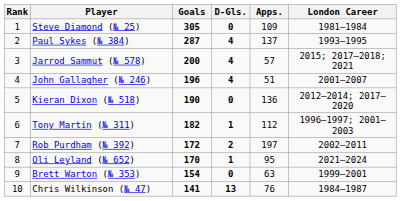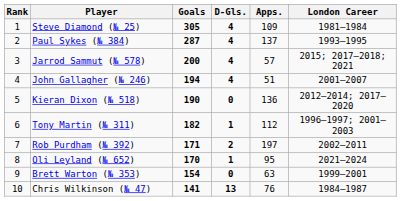(231, 26) 0 -> (231, 26) 4
(192, 80) 196 -> (192, 80) 194
(192, 145) 172 -> (192, 145) 171
